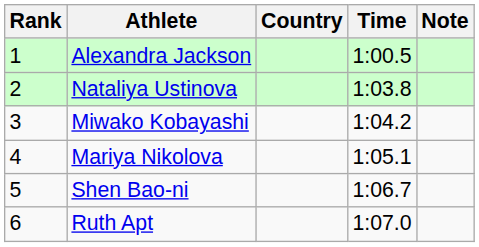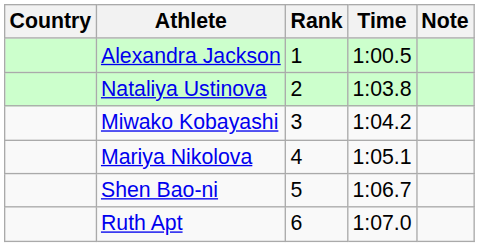columns swapped: (36, 21) <-> (302, 21)
